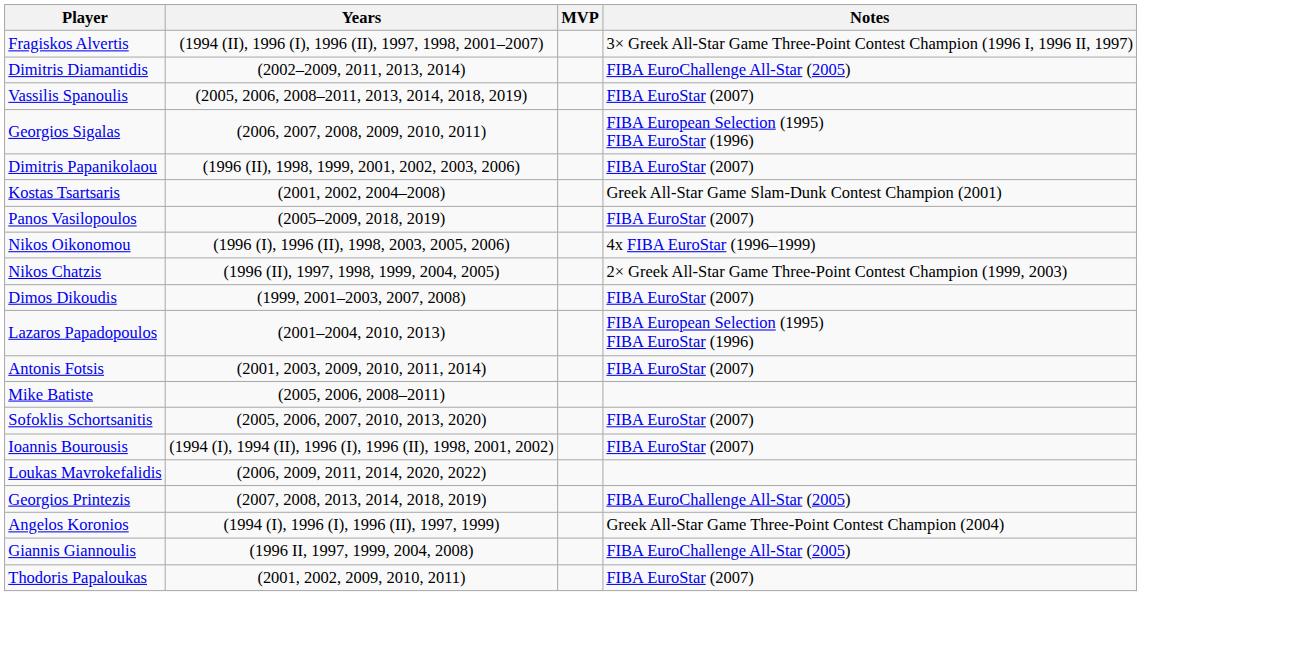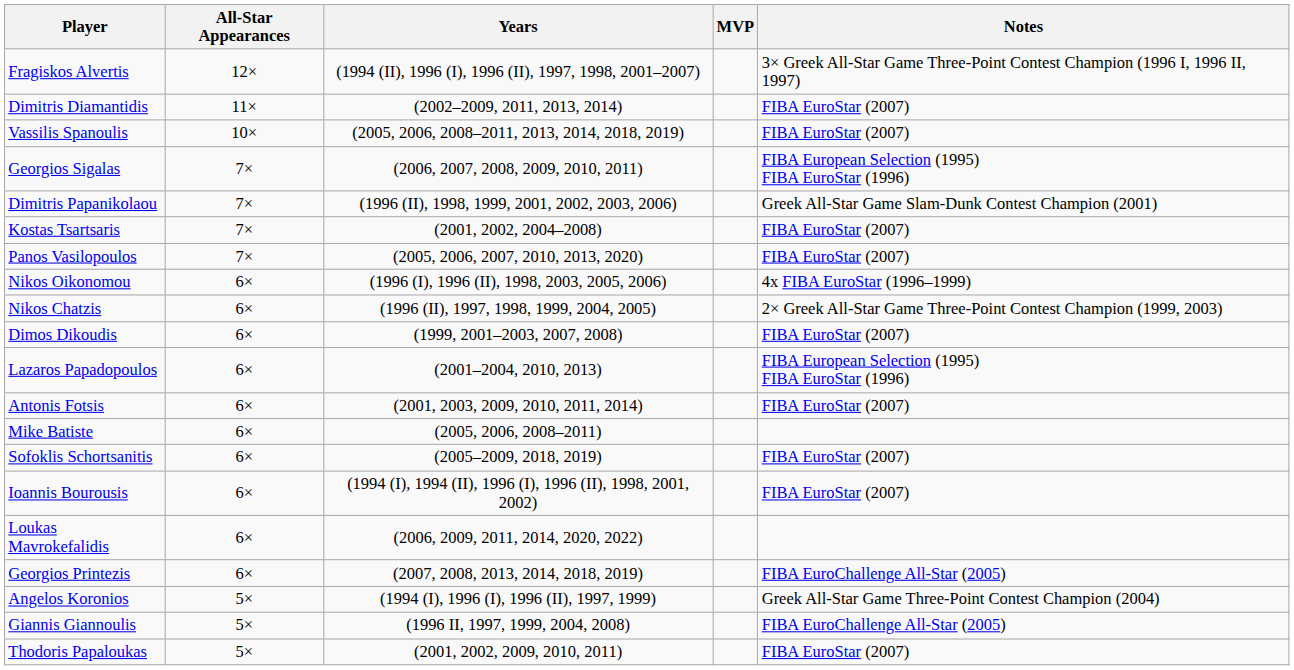+ column: (244, 26)
(728, 69) FIBA EuroChallenge All-Star (2005) -> (835, 106) FIBA EuroStar (2007)
(680, 166) FIBA EuroStar (2007) -> (959, 203) Greek All-Star Game Slam-Dunk Contest Champion (2001)
(804, 192) Greek All-Star Game Slam-Dunk Contest Champion (2001) -> (835, 230) FIBA EuroStar (2007)
(361, 219) (2005–2009, 2018, 2019) -> (518, 256) (2005, 2006, 2007, 2010, 2013, 2020)
(361, 420) (2005, 2006, 2007, 2010, 2013, 2020) -> (518, 457) (2005–2009, 2018, 2019)
